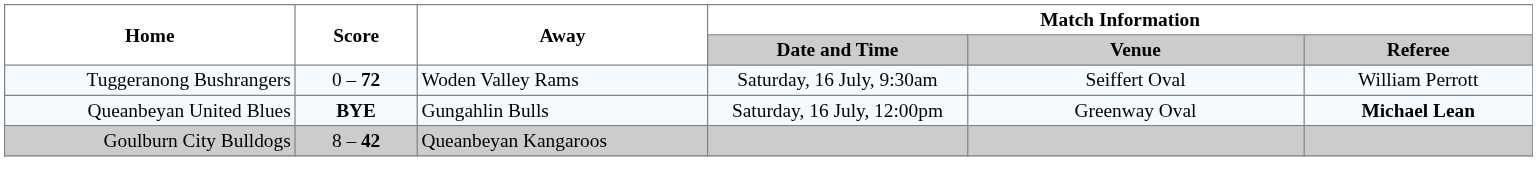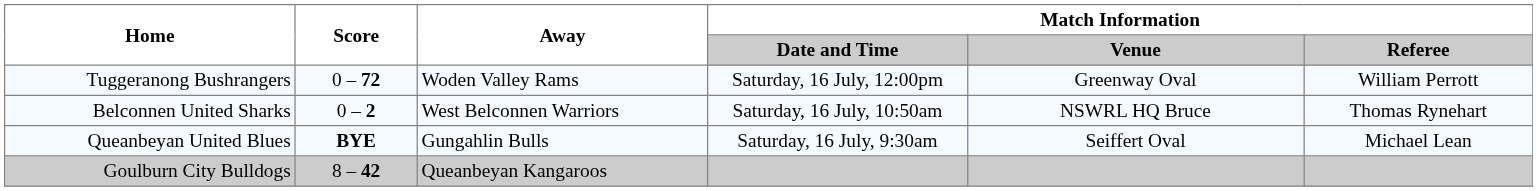(837, 80) Saturday, 16 July, 9:30am -> (837, 80) Saturday, 16 July, 12:00pm
(1135, 80) Seiffert Oval -> (1135, 80) Greenway Oval
+ row: (192, 110)
(837, 110) Saturday, 16 July, 12:00pm -> (837, 140) Saturday, 16 July, 9:30am
(1135, 110) Greenway Oval -> (1135, 140) Seiffert Oval
(1418, 110) bold -> (1418, 140) normal
